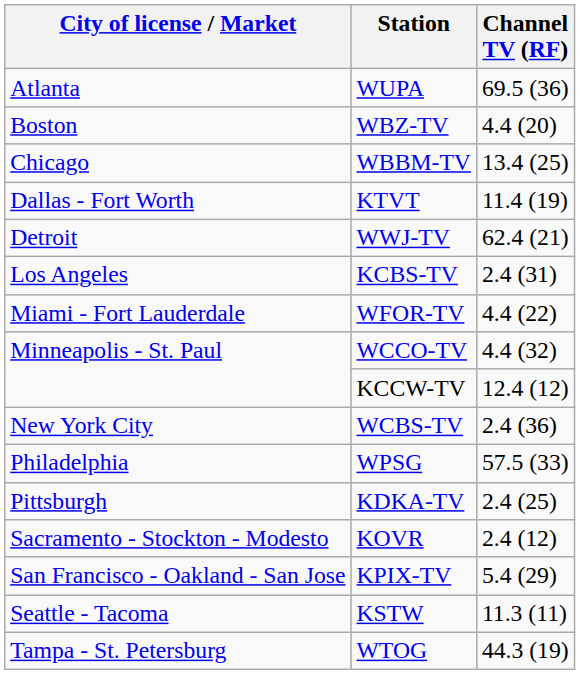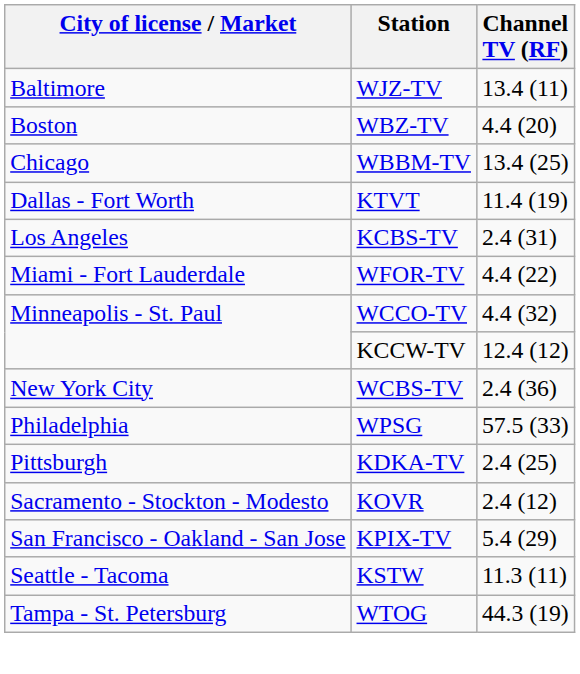- row: (390, 87)
+ row: (399, 87)
- row: (403, 237)
